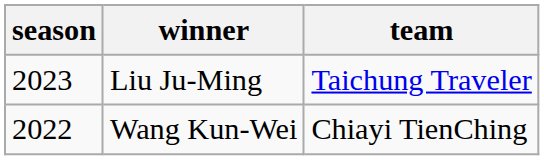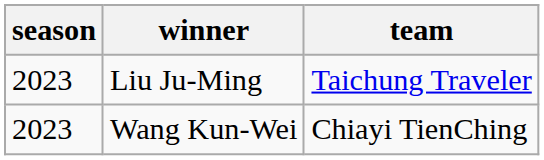(42, 129) 2022 -> (42, 129) 2023
